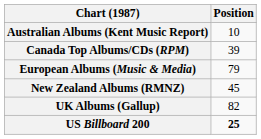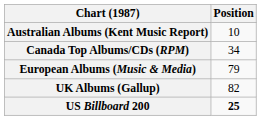(234, 50) 39 -> (234, 50) 34
- row: (108, 87)
